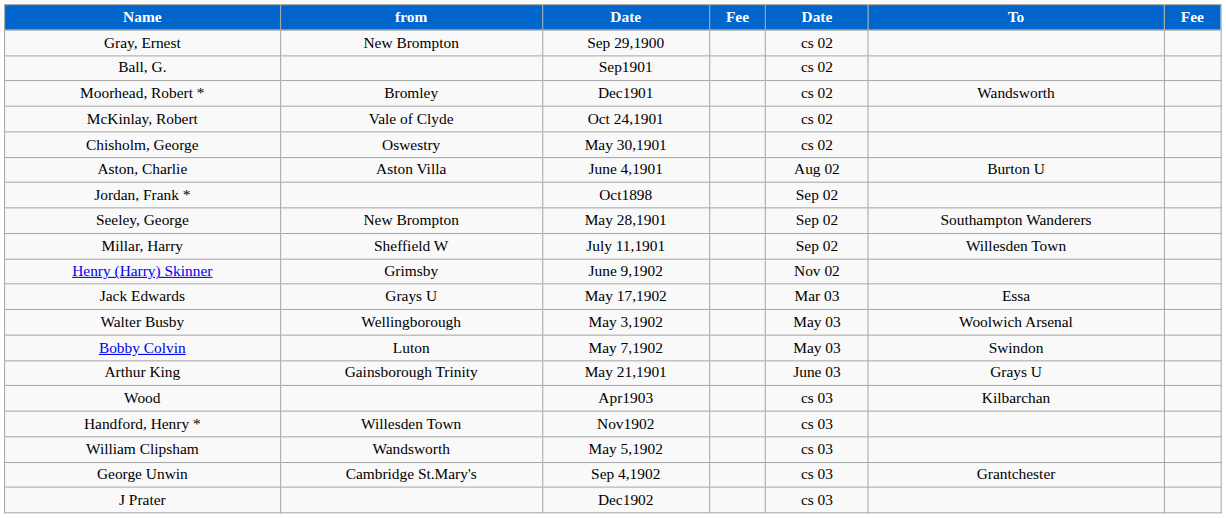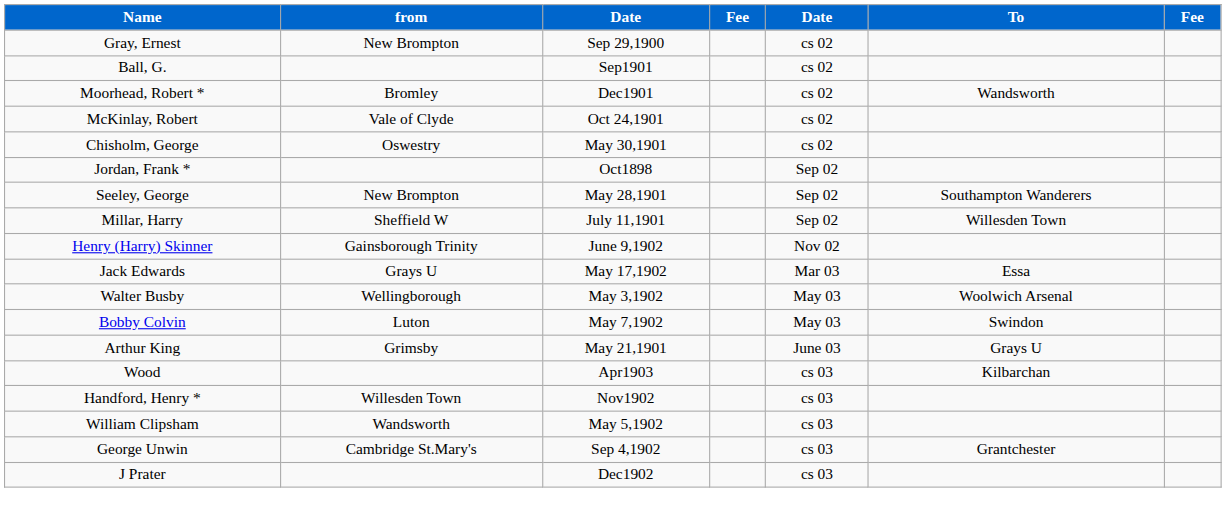- row: (142, 170)
(411, 271) Grimsby -> (411, 246) Gainsborough Trinity
(411, 373) Gainsborough Trinity -> (411, 347) Grimsby
